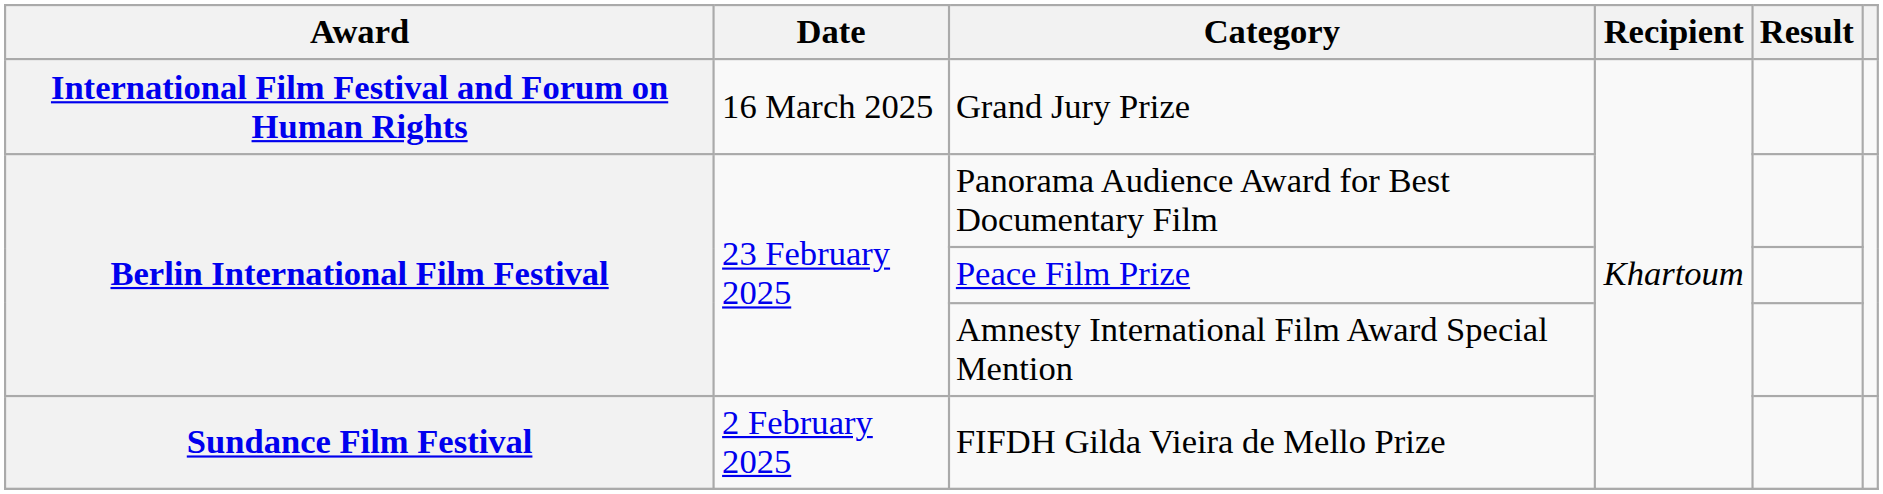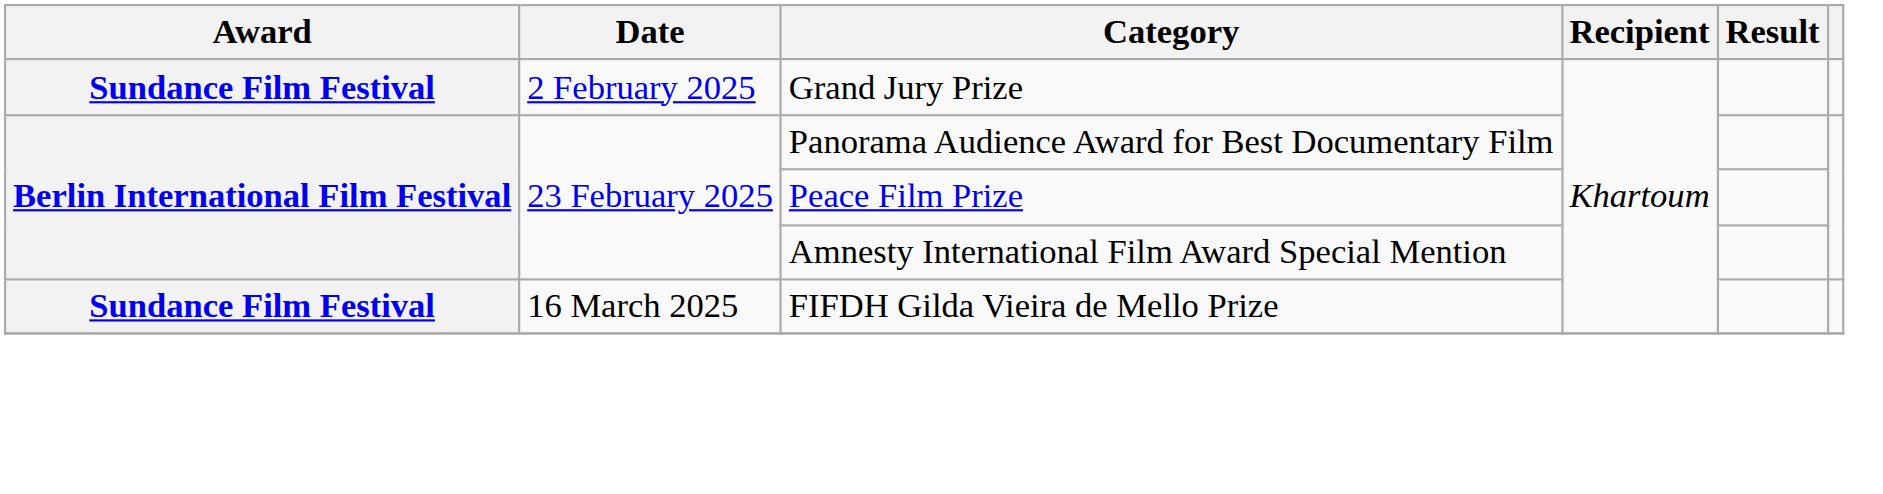(360, 106) International Film Festival and Forum on Human Rights -> (262, 86) Sundance Film Festival
(828, 106) 16 March 2025 -> (641, 86) 2 February 2025
(797, 442) 2 February 2025 -> (633, 305) 16 March 2025
